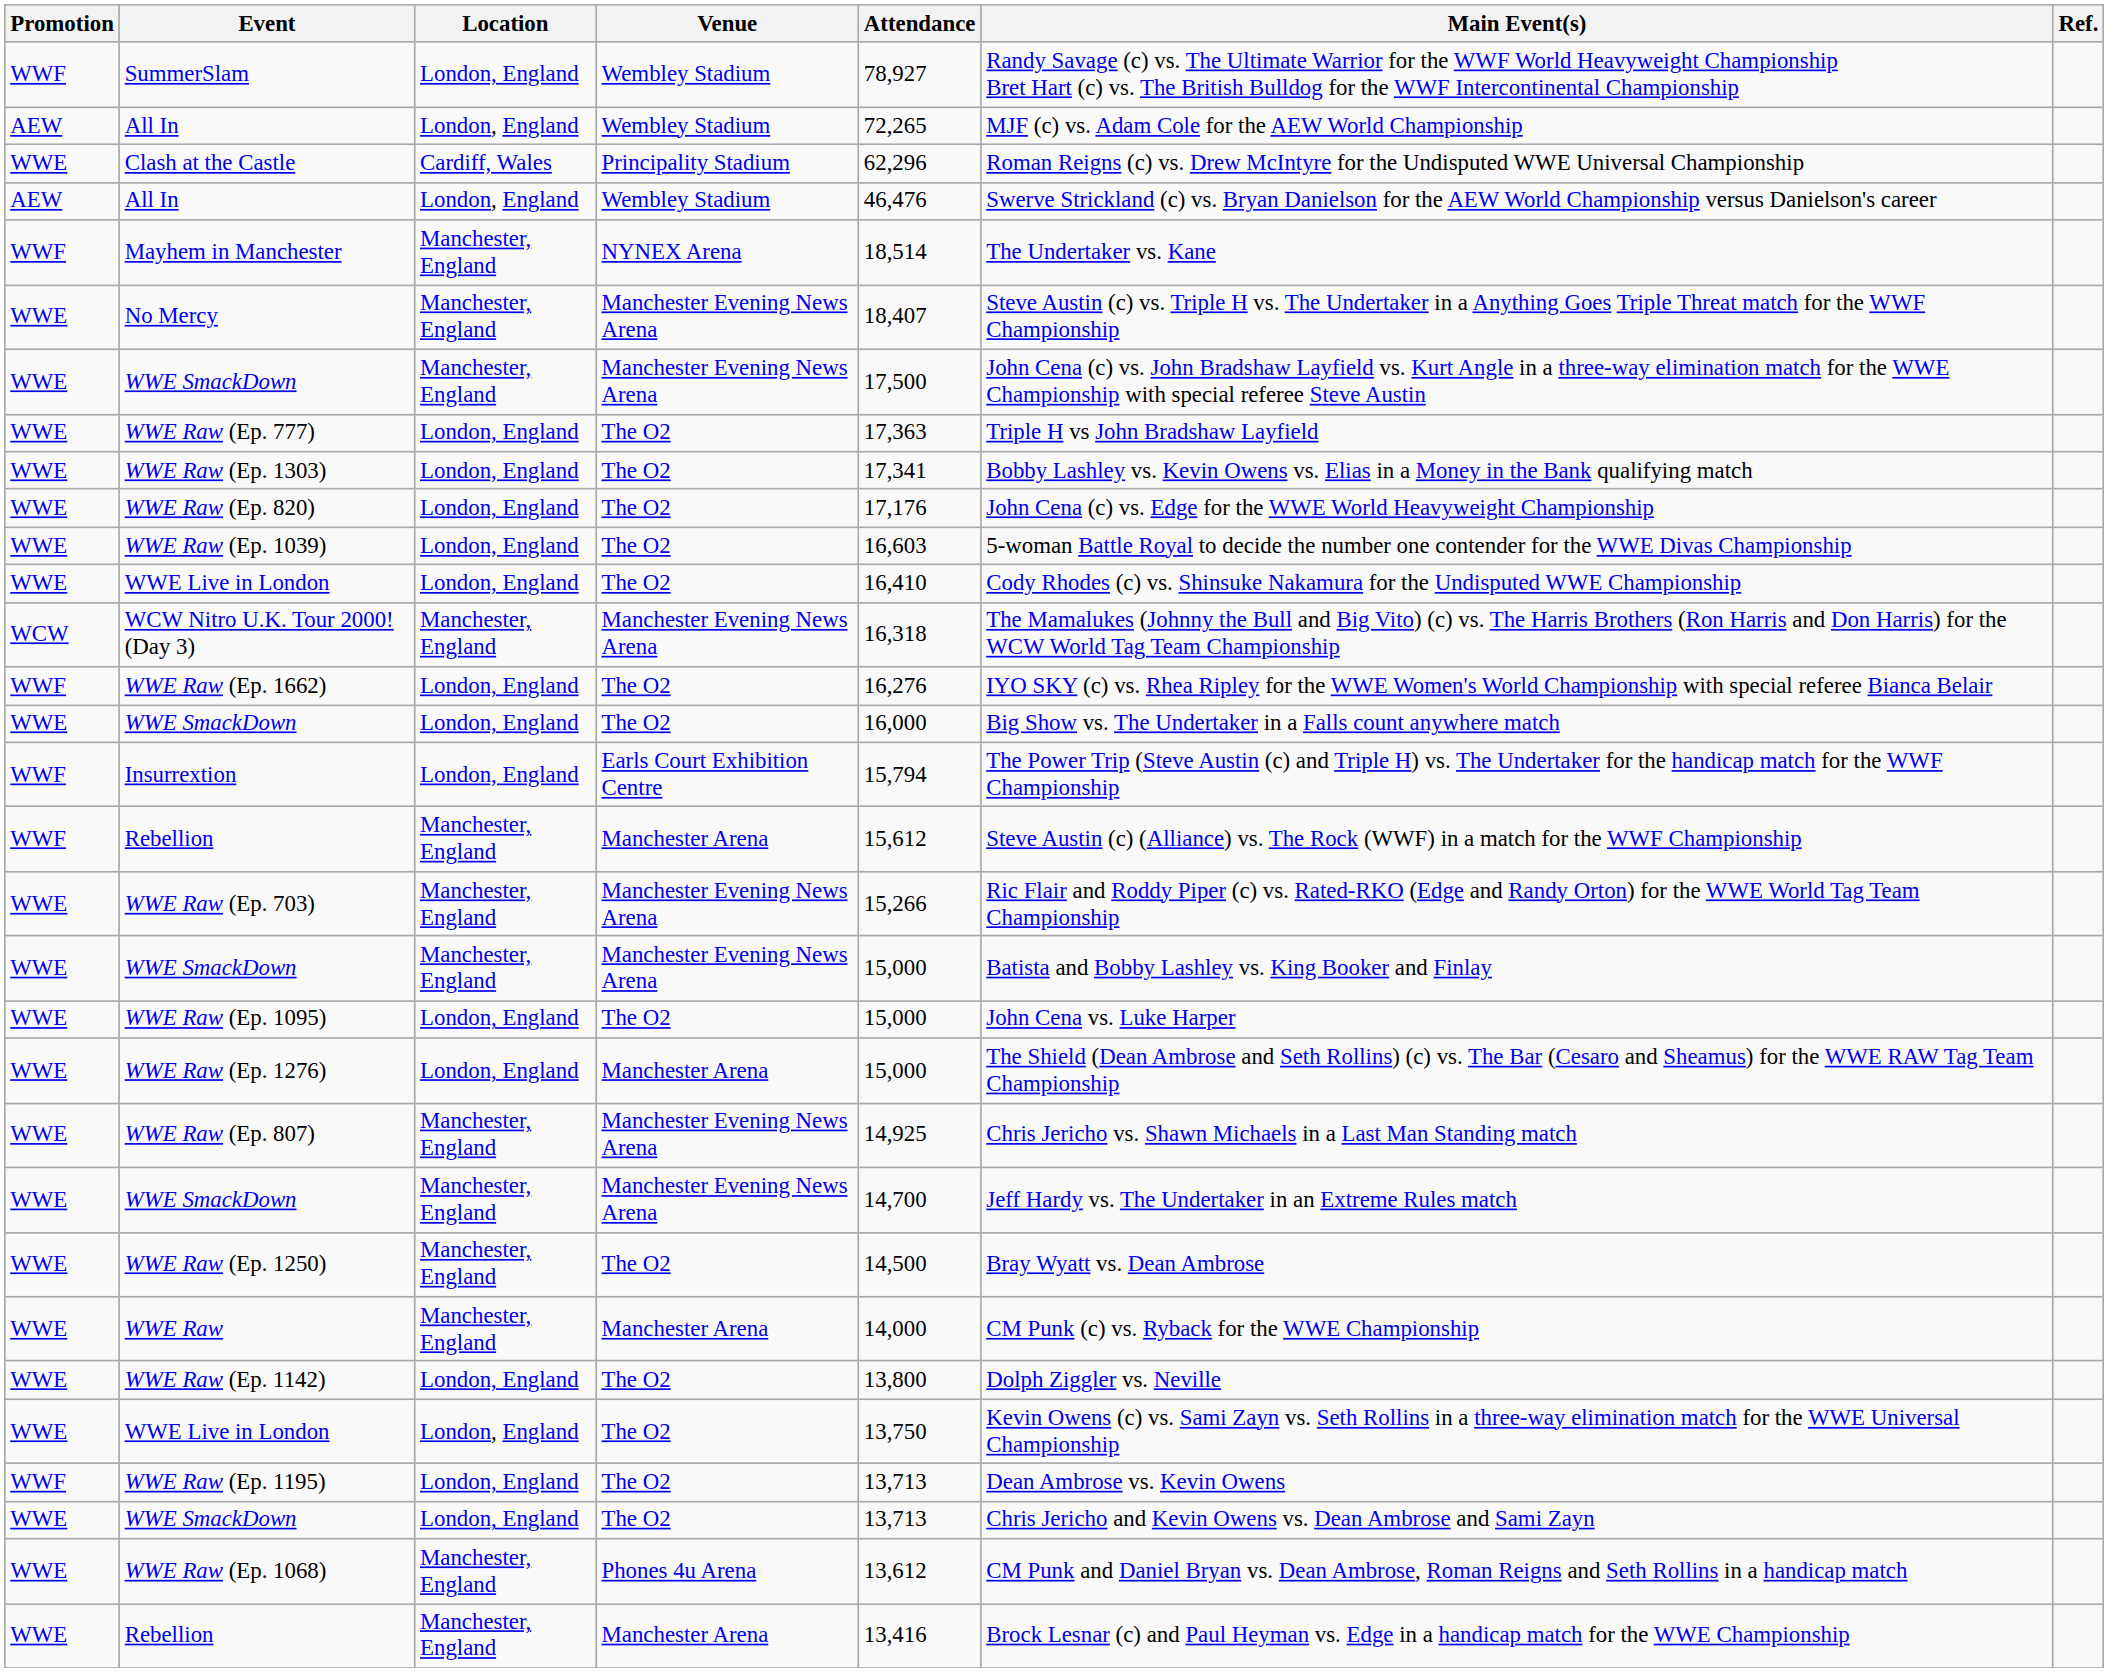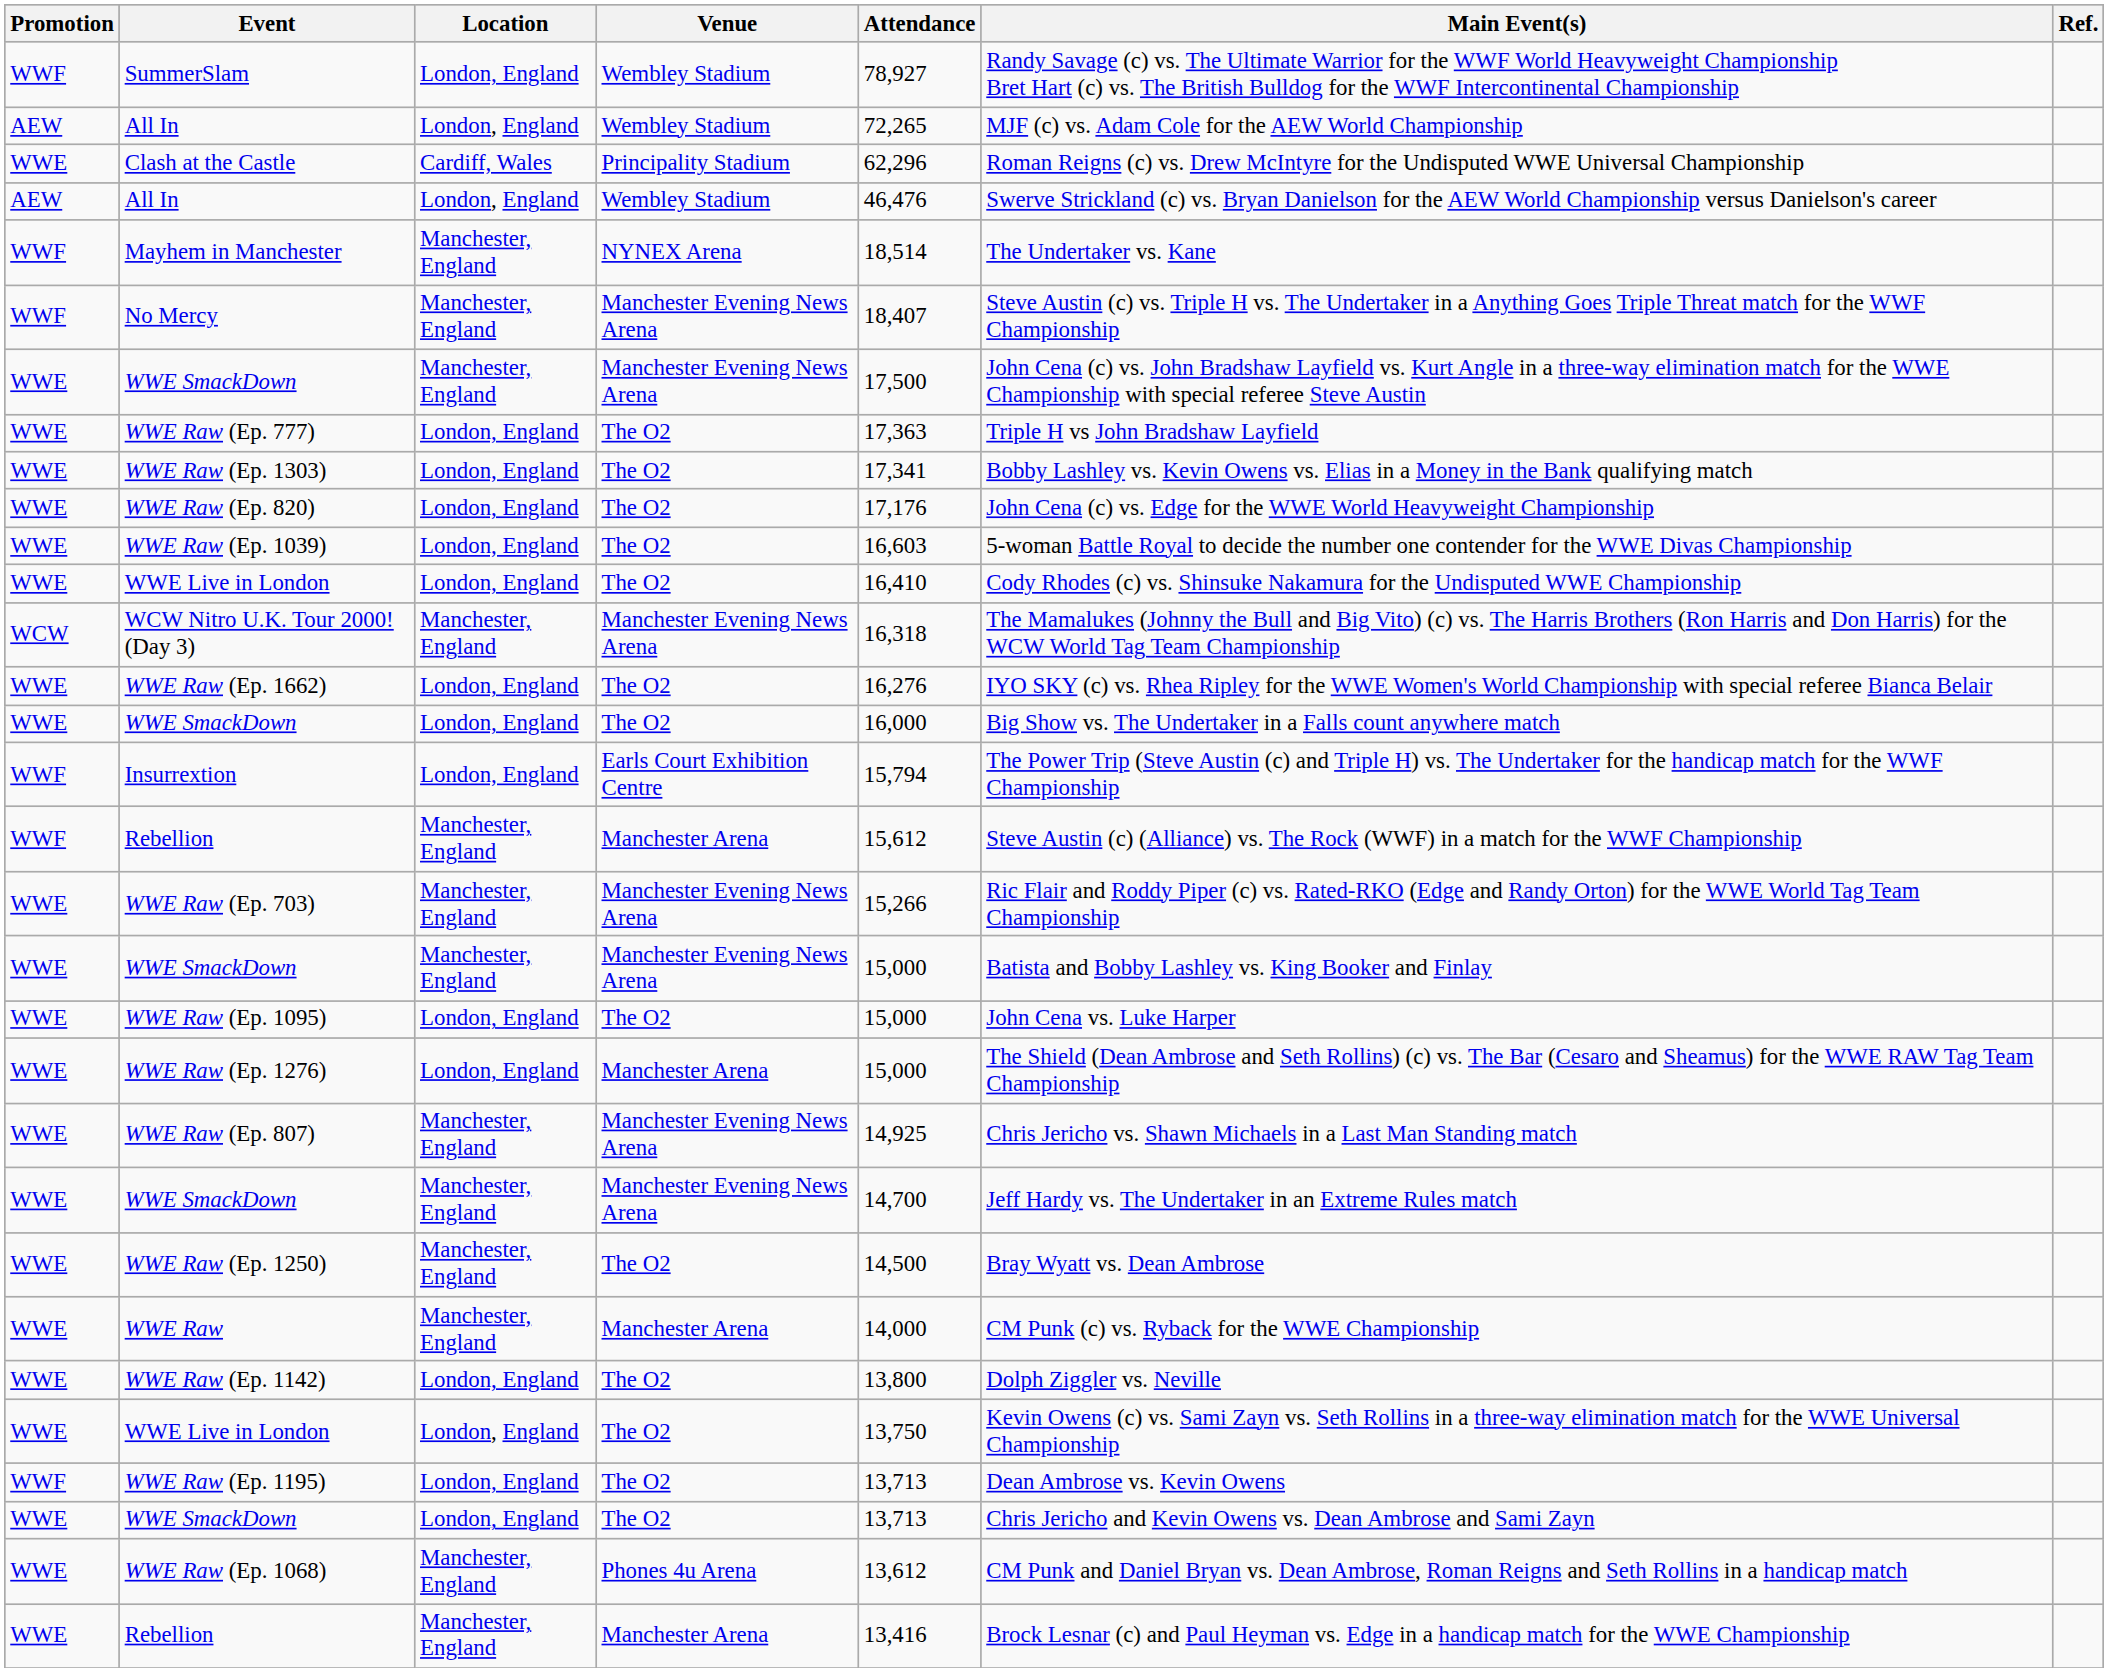(39, 316) WWE -> (38, 316) WWF
(38, 685) WWF -> (39, 685) WWE
